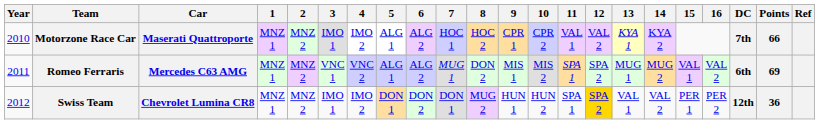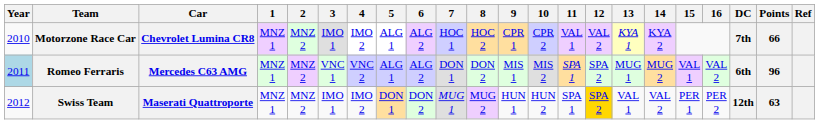(198, 38) Maserati Quattroporte -> (198, 38) Chevrolet Lumina CR8
(18, 70) no background -> (18, 70) lightblue background
(451, 70) MUG 1 -> (451, 70) DON 1
(774, 70) 69 -> (774, 70) 96
(198, 102) Chevrolet Lumina CR8 -> (198, 102) Maserati Quattroporte
(451, 102) DON 1 -> (451, 102) MUG 1
(774, 102) 36 -> (774, 102) 63
